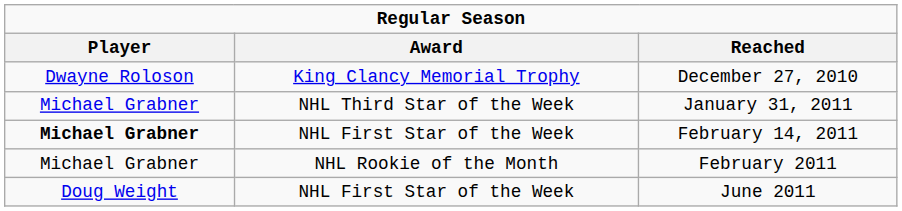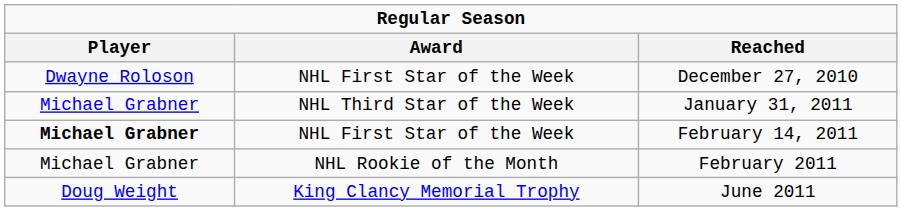(436, 77) King Clancy Memorial Trophy -> (436, 77) NHL First Star of the Week
(436, 192) NHL First Star of the Week -> (436, 192) King Clancy Memorial Trophy
